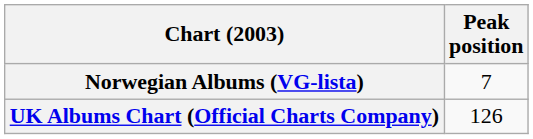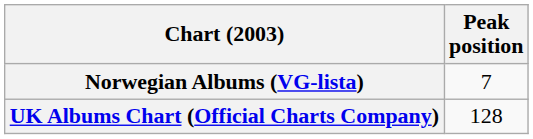(486, 116) 126 -> (486, 116) 128
